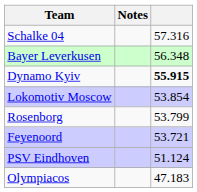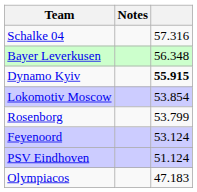(172, 137) 53.721 -> (172, 137) 53.124
